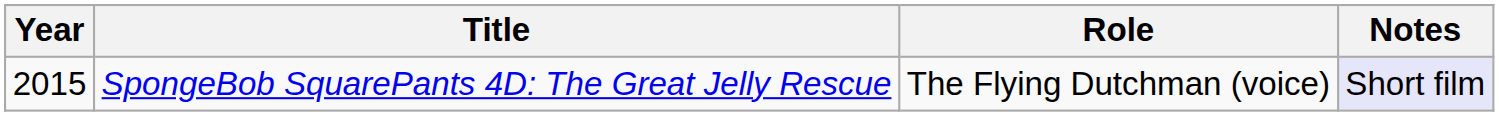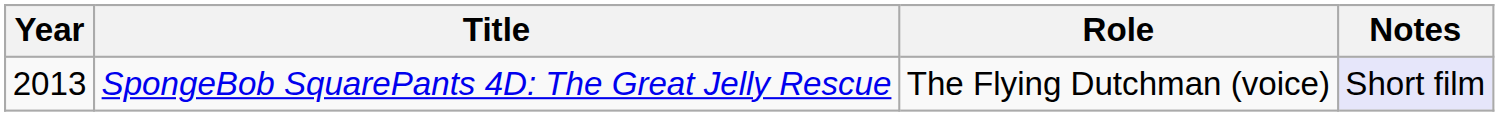(50, 83) 2015 -> (50, 83) 2013
